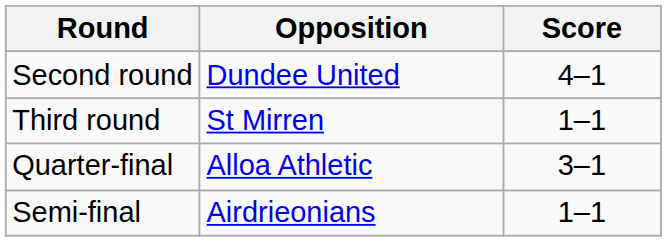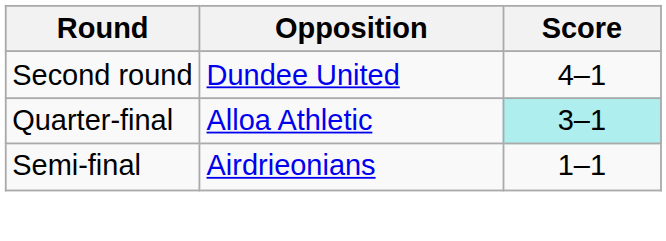- row: (86, 120)
(582, 166) no background -> (582, 120) paleturquoise background
